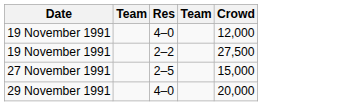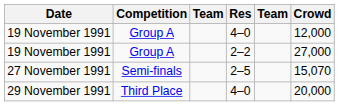+ column: (152, 14)
(236, 52) 27,500 -> (313, 52) 27,000
(236, 71) 15,000 -> (313, 71) 15,070
